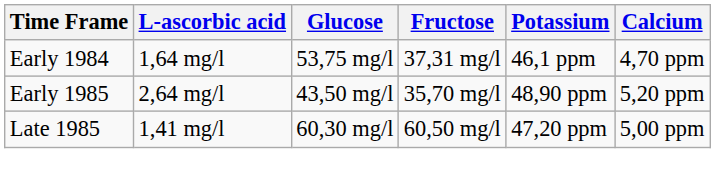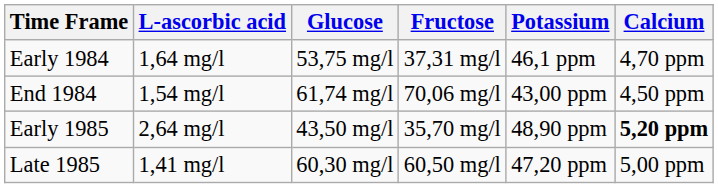+ row: (53, 93)
(662, 93) normal -> (664, 128) bold
